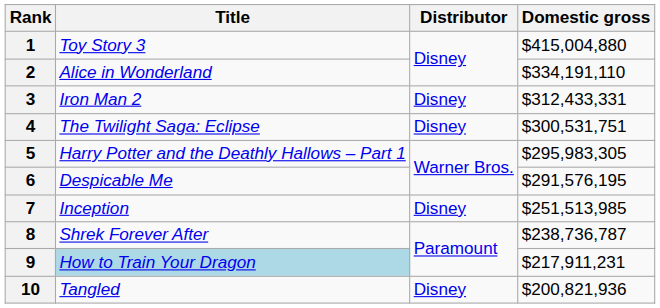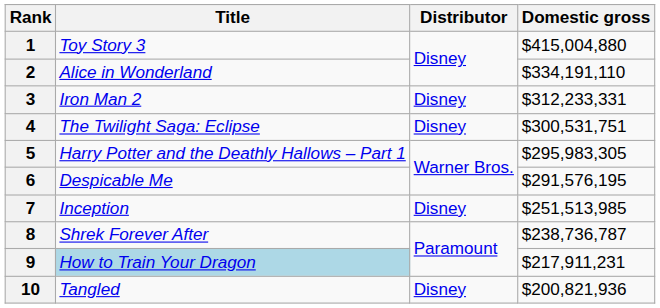(574, 99) $312,433,331 -> (574, 99) $312,233,331
